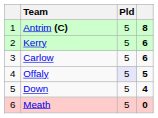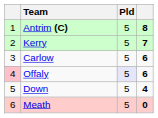(145, 43) 6 -> (145, 43) 7
(13, 74) no background -> (13, 74) pink background
(145, 74) 5 -> (145, 74) 6
